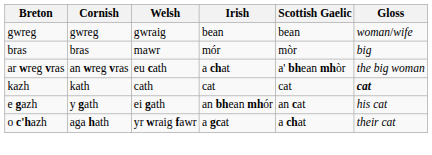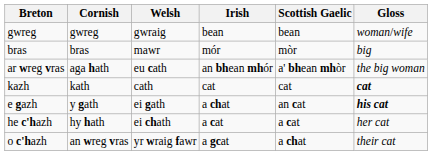(99, 68) an wreg vras -> (89, 68) aga hath
(216, 68) a chat -> (237, 68) an bhean mhór
(237, 104) an bhean mhór -> (216, 104) a chat
(372, 104) normal -> (372, 104) bold
+ row: (30, 123)
(89, 123) aga hath -> (99, 141) an wreg vras
